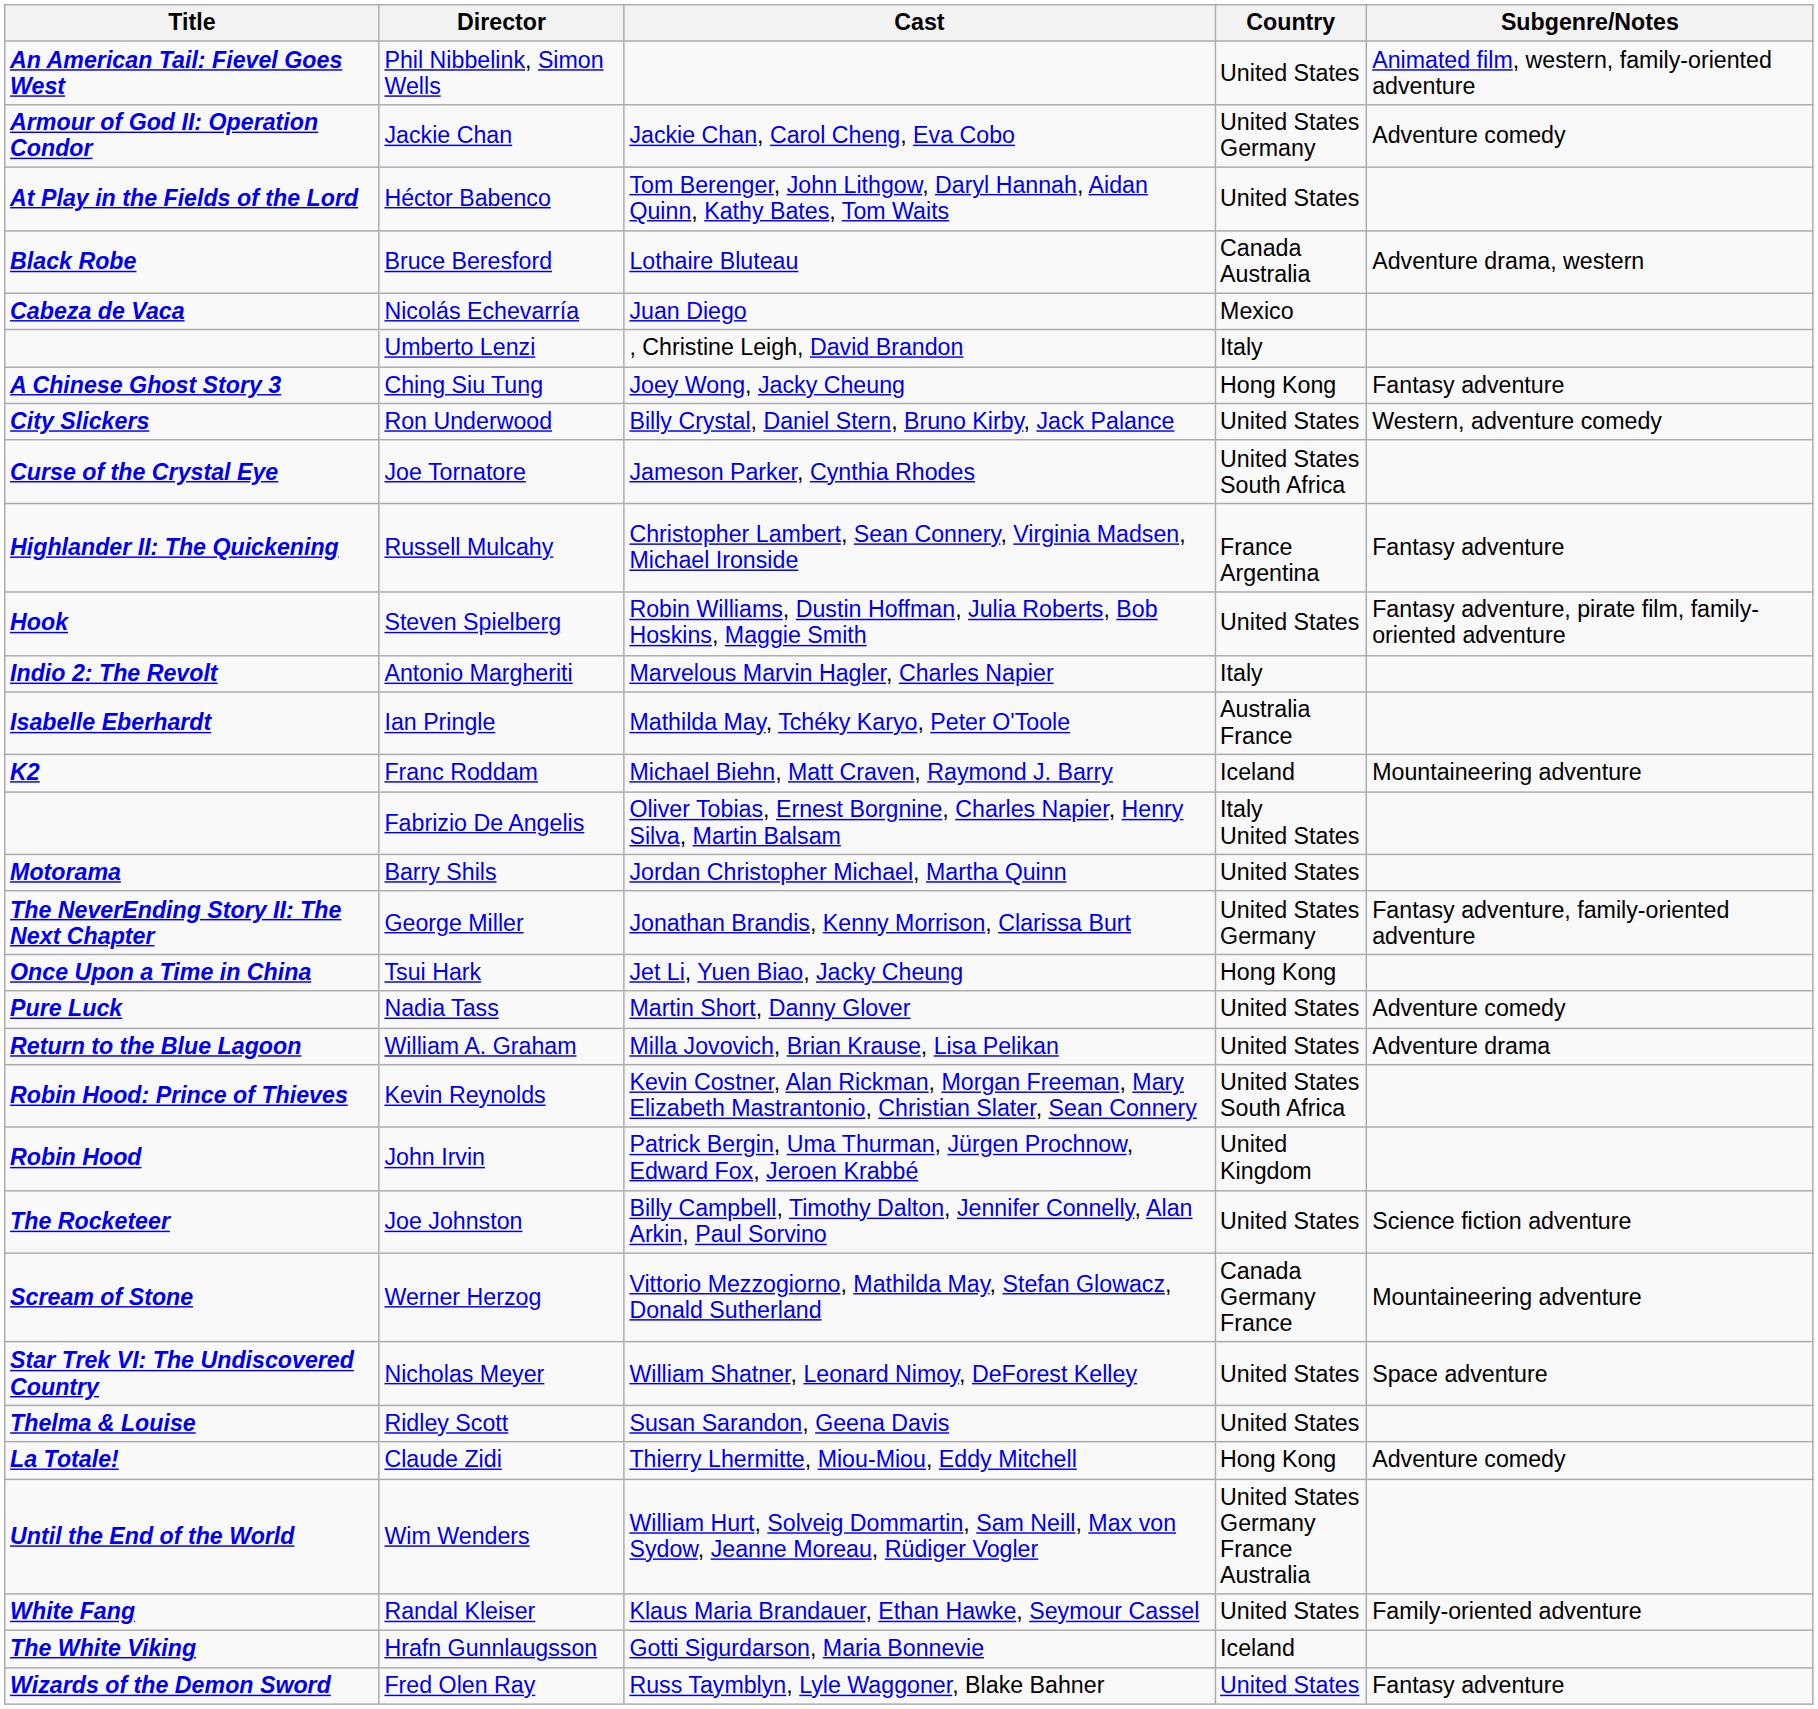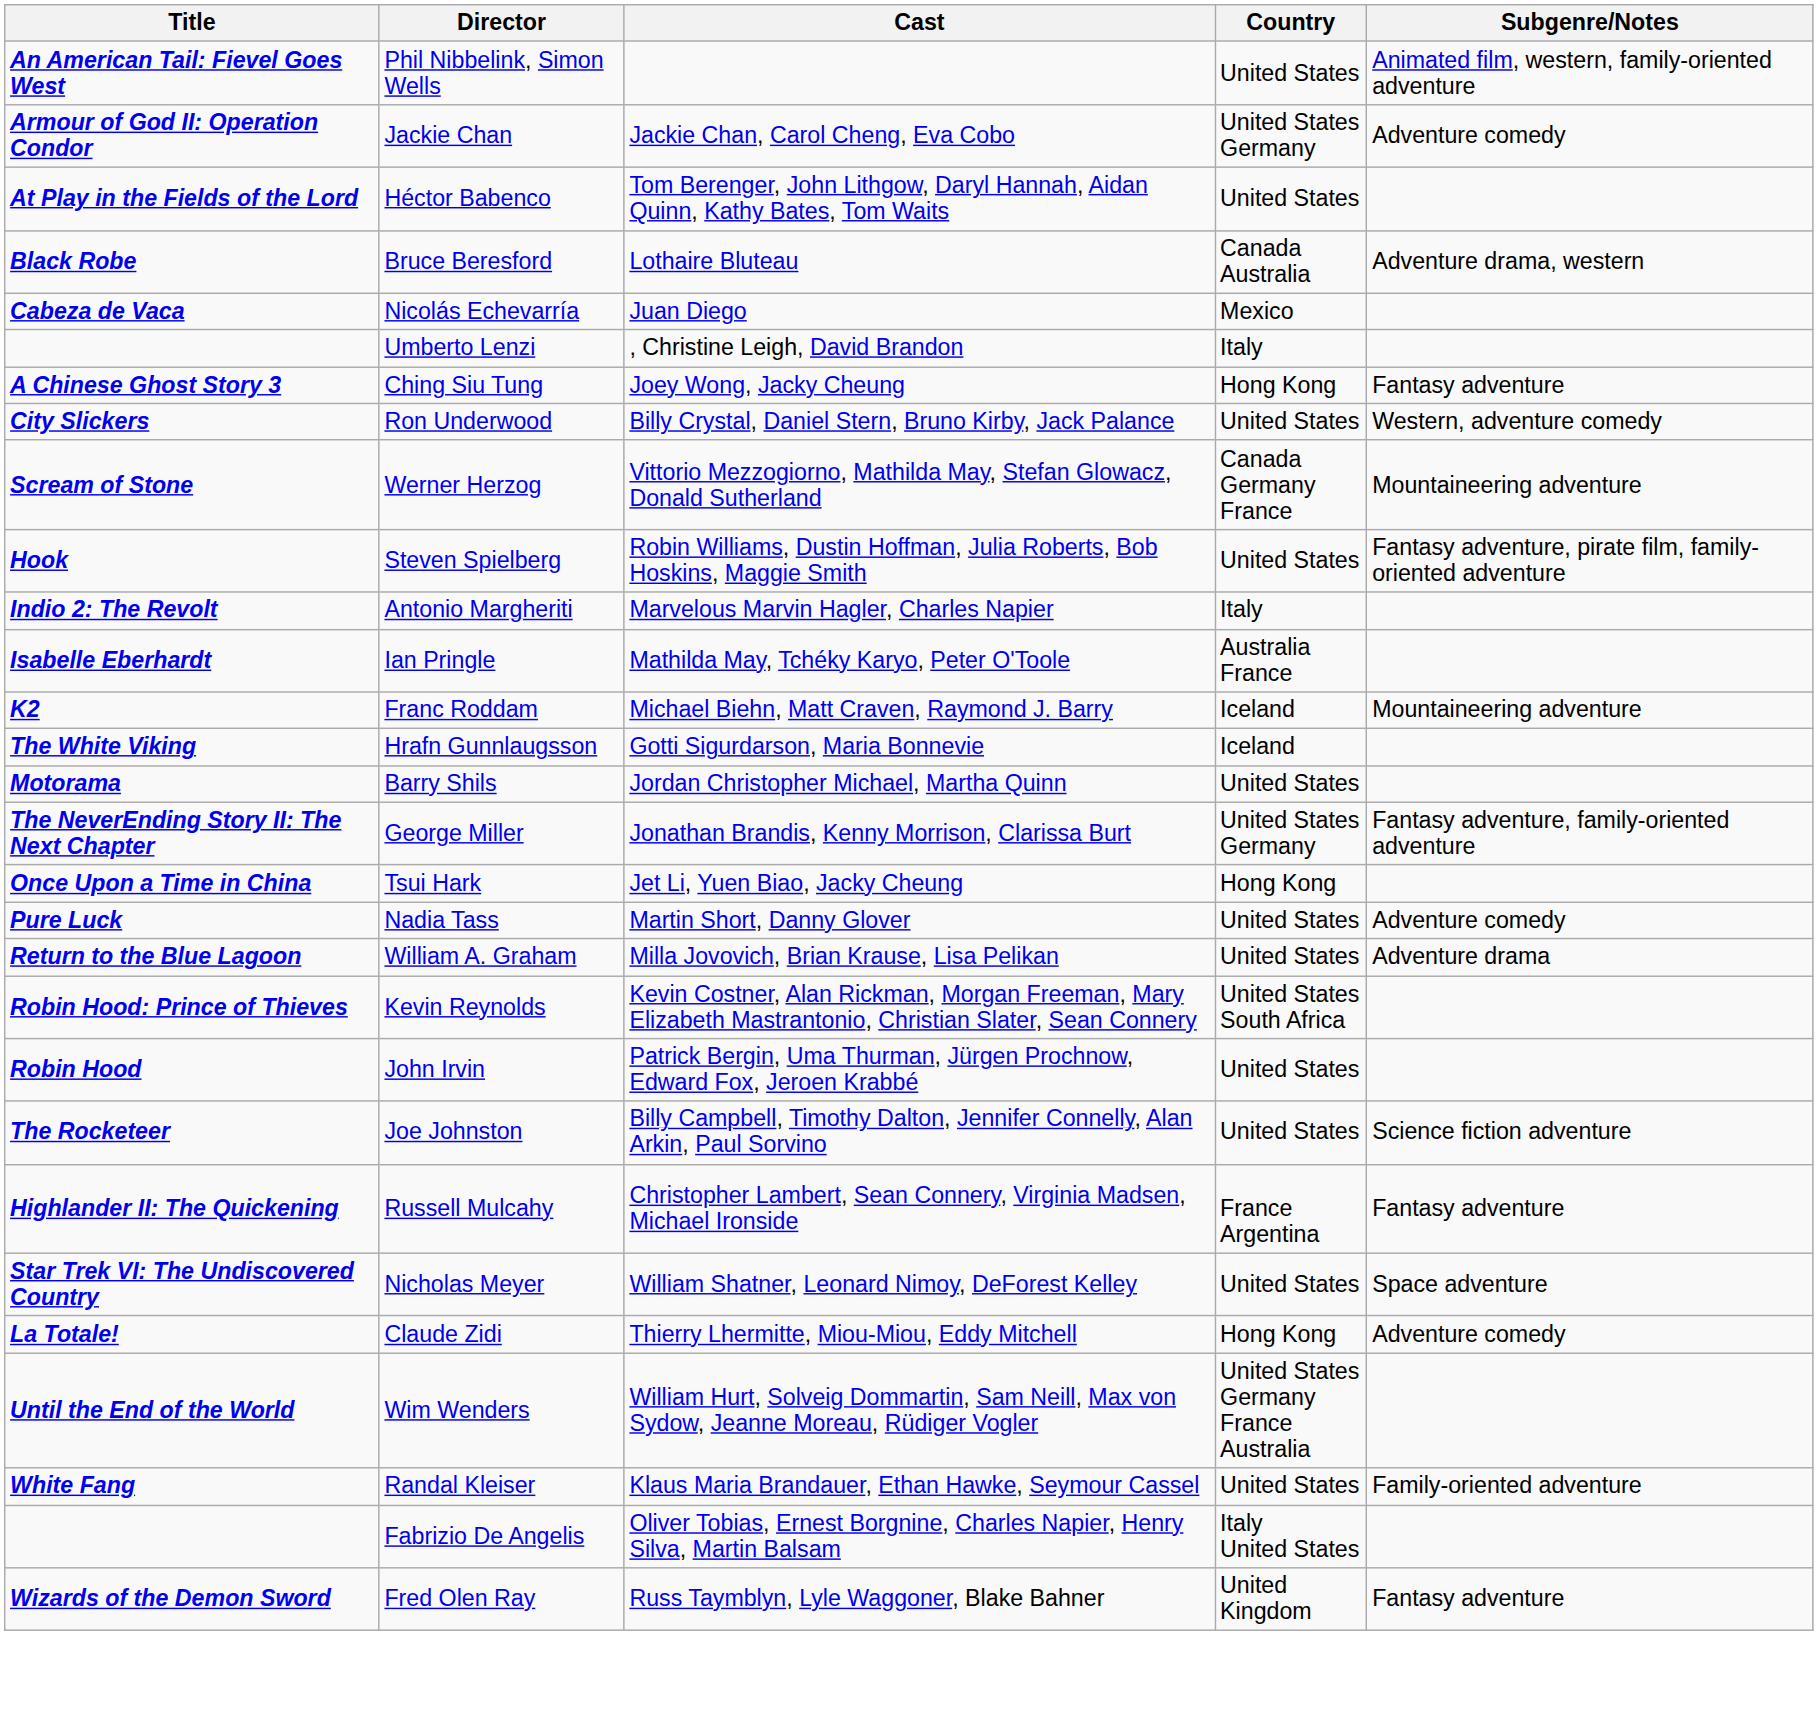- row: (455, 471)
rows swapped: (469, 547) <-> (463, 1297)
rows swapped: (484, 822) <-> (491, 1648)
(1266, 1158) United Kingdom -> (1290, 1069) United States
- row: (446, 1423)
(1290, 1685) United States -> (1266, 1598) United Kingdom
